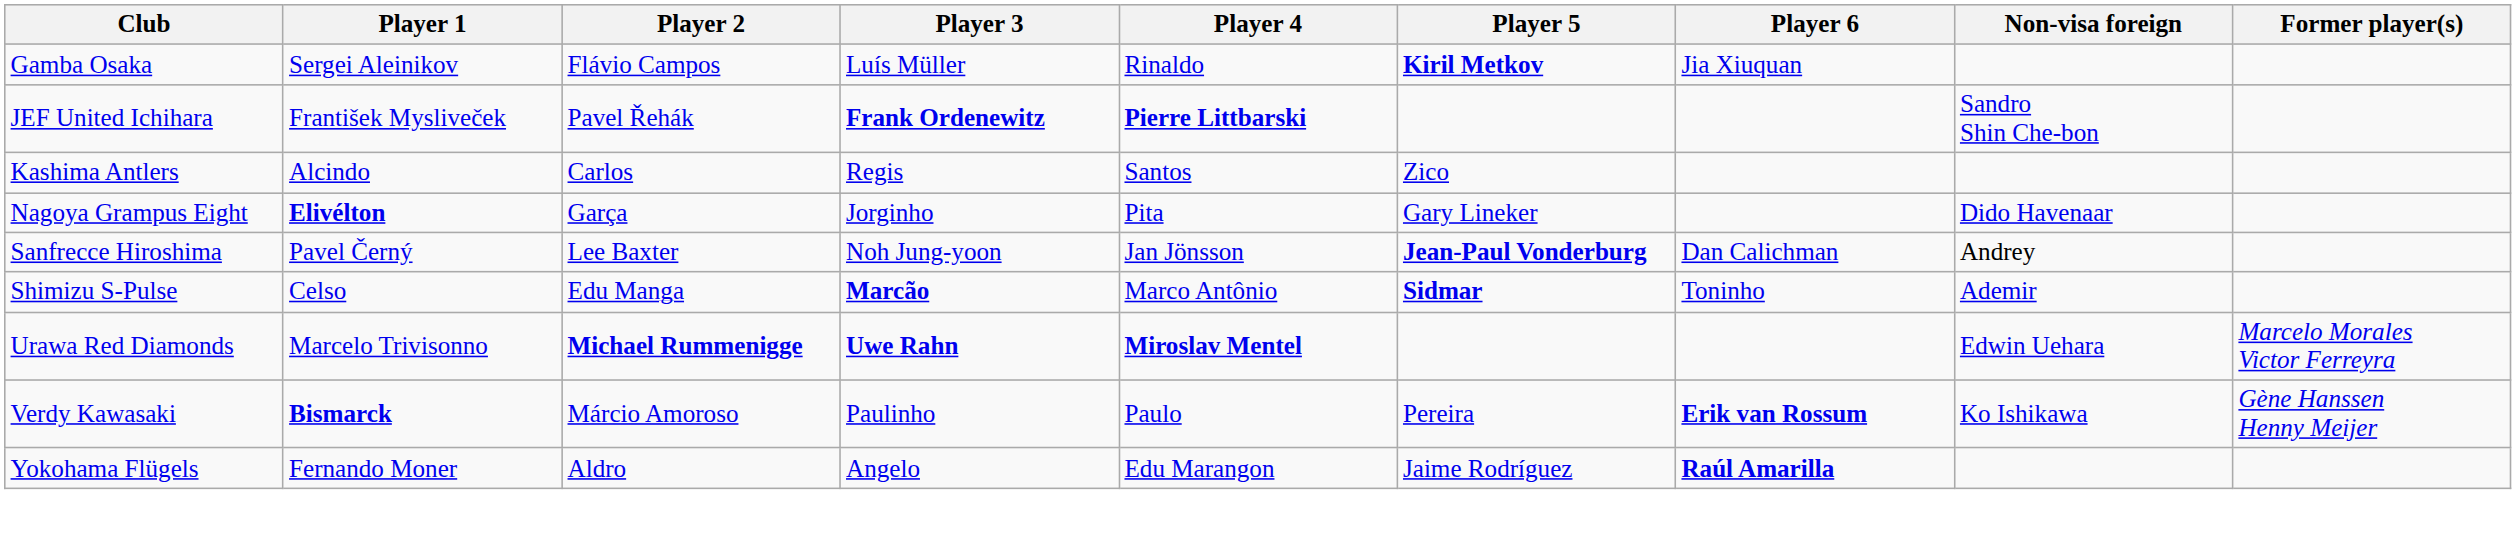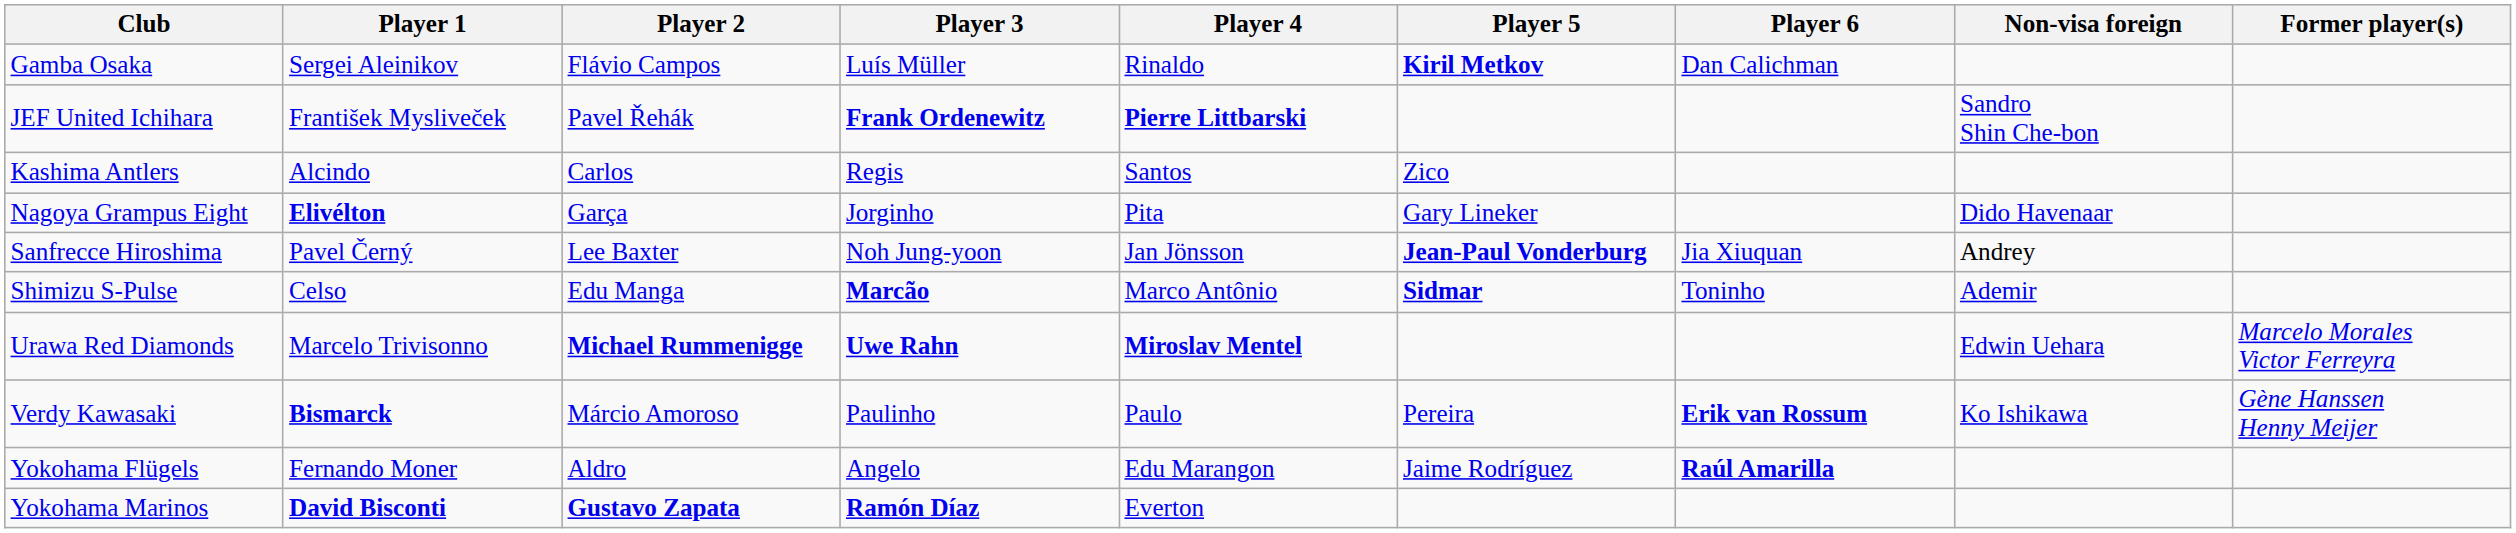(1742, 64) Jia Xiuquan -> (1760, 64) Dan Calichman
(1760, 251) Dan Calichman -> (1742, 251) Jia Xiuquan
+ row: (109, 507)
